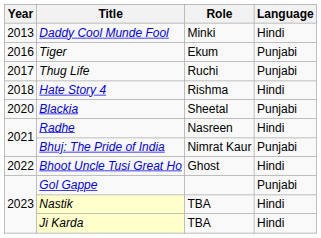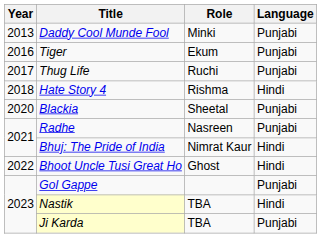(271, 33) Hindi -> (277, 33) Punjabi
(271, 128) Hindi -> (277, 128) Punjabi
(277, 147) Punjabi -> (271, 147) Hindi
(271, 223) Hindi -> (277, 223) Punjabi
